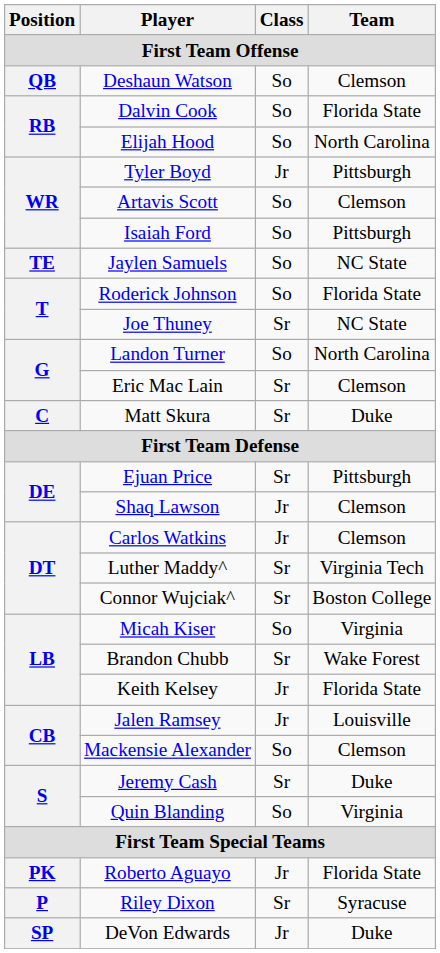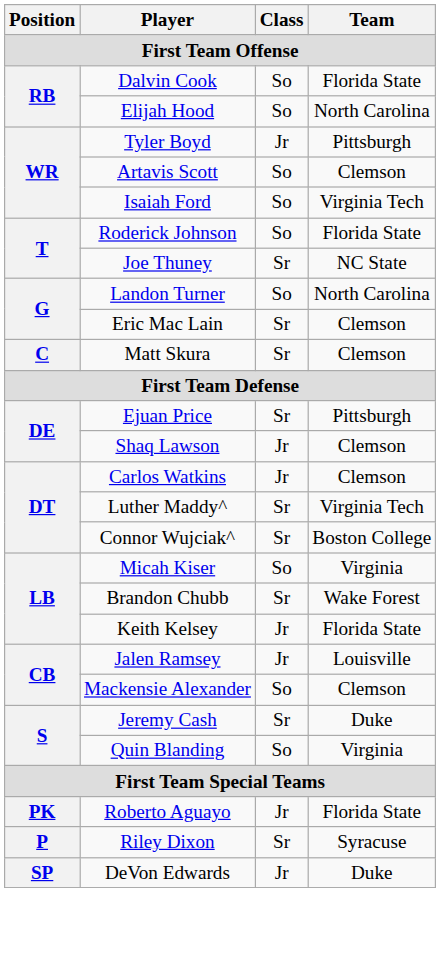- row: (167, 80)
(372, 232) Pittsburgh -> (372, 202) Virginia Tech
- row: (167, 263)
(372, 415) Duke -> (372, 354) Clemson
